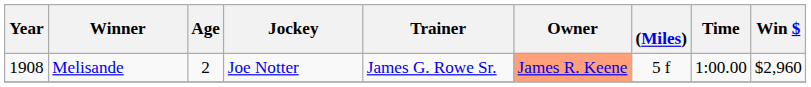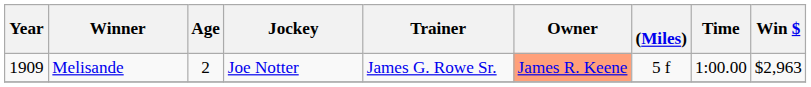(26, 67) 1908 -> (26, 67) 1909
(778, 67) $2,960 -> (778, 67) $2,963
